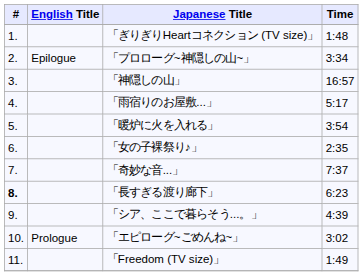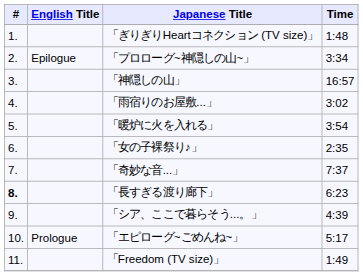(337, 103) 5:17 -> (337, 103) 3:02
(337, 238) 3:02 -> (337, 238) 5:17
